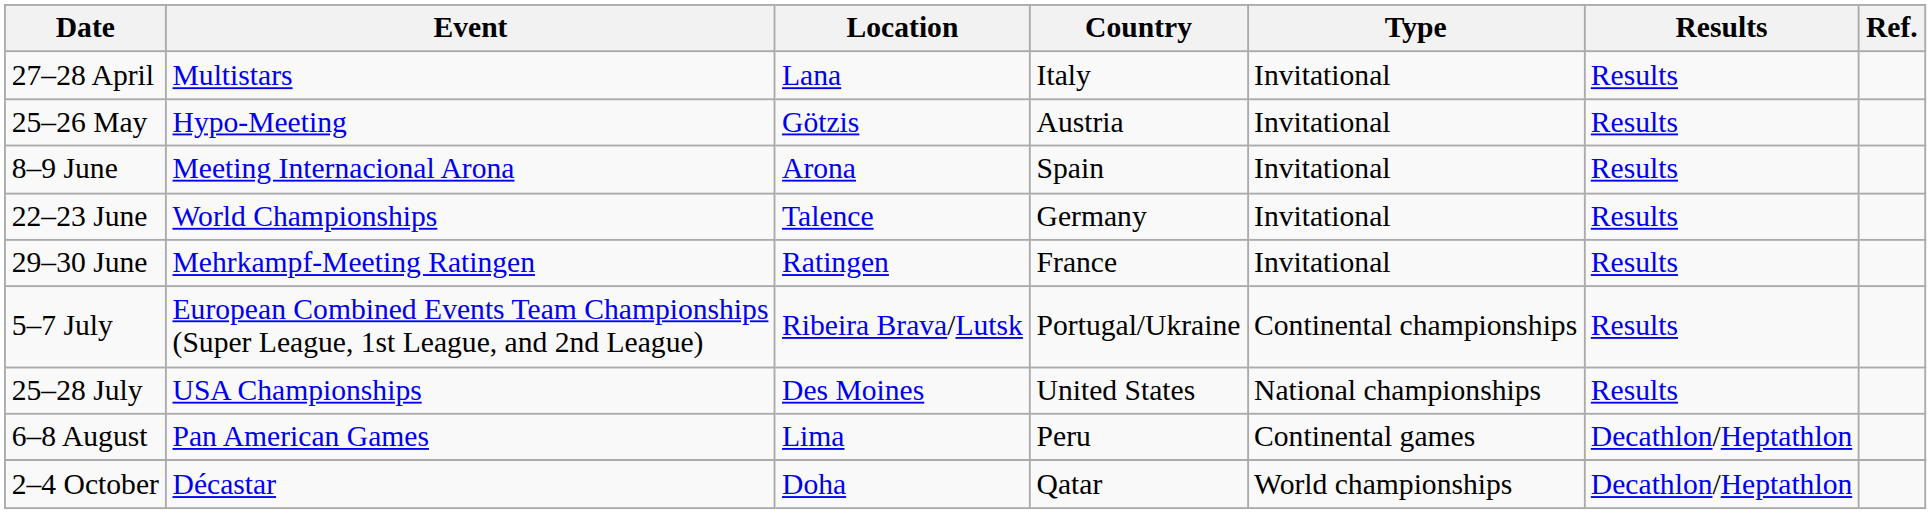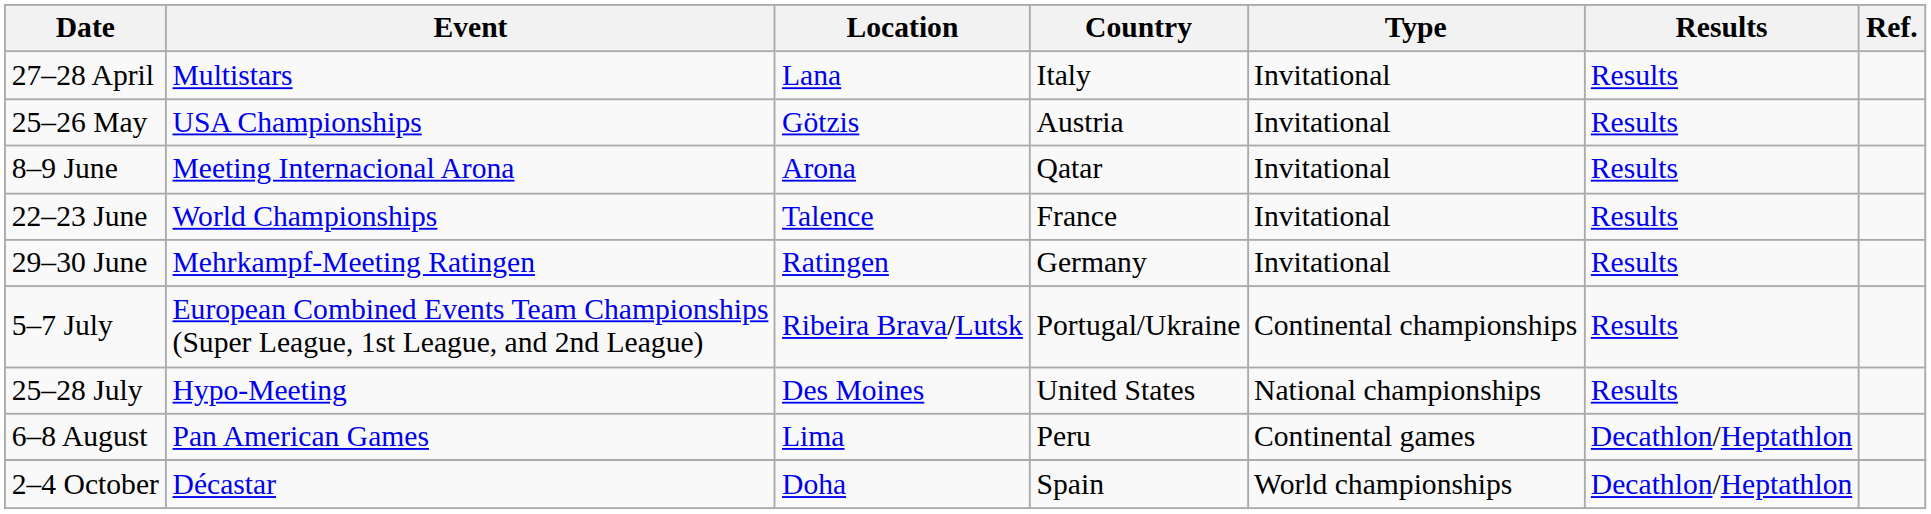(260, 121) Hypo-Meeting -> (297, 121) USA Championships
(1070, 168) Spain -> (1069, 168) Qatar
(1092, 215) Germany -> (1077, 215) France
(1077, 262) France -> (1092, 262) Germany
(297, 389) USA Championships -> (260, 389) Hypo-Meeting
(1069, 483) Qatar -> (1070, 483) Spain
